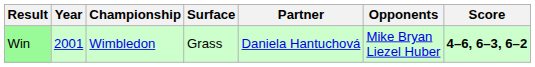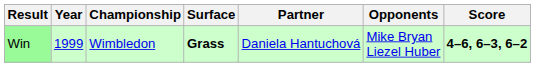(69, 43) 2001 -> (69, 43) 1999
(205, 43) normal -> (206, 43) bold
